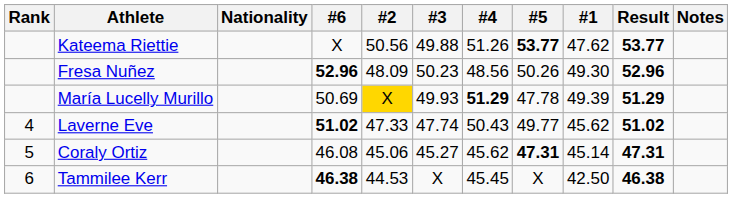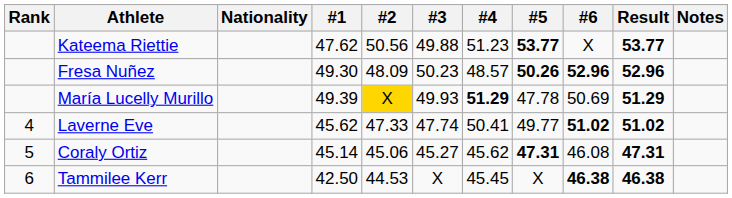columns swapped: (588, 17) <-> (337, 17)
(488, 44) 51.26 -> (488, 44) 51.23
(488, 71) 48.56 -> (488, 71) 48.57
(538, 71) normal -> (538, 71) bold
(488, 125) 50.43 -> (488, 125) 50.41
